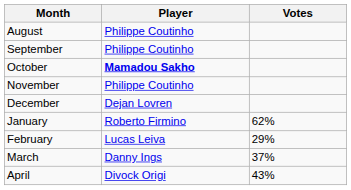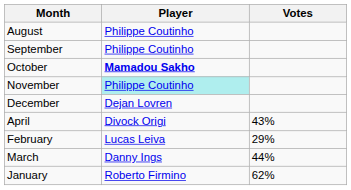(149, 85) no background -> (149, 85) paleturquoise background
rows swapped: (27, 121) <-> (18, 175)
(263, 157) 37% -> (263, 157) 44%
